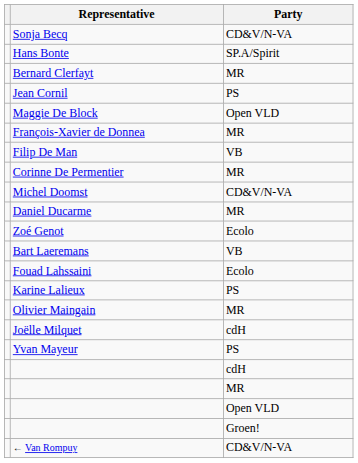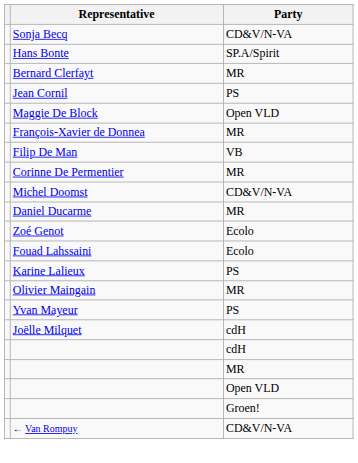- row: (51, 251)
rows swapped: (45, 349) <-> (47, 330)
